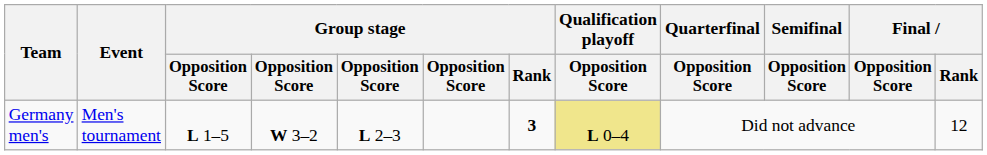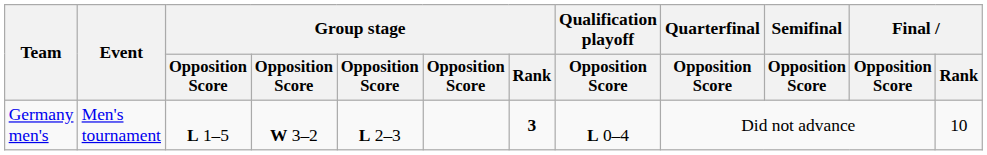(608, 135) khaki background -> (608, 135) no background
(959, 125) 12 -> (959, 125) 10
